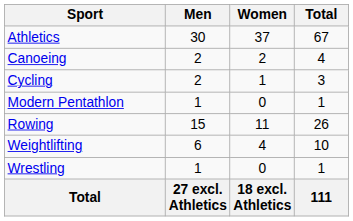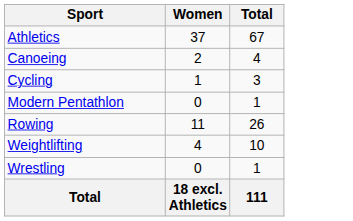- column: (198, 15)
